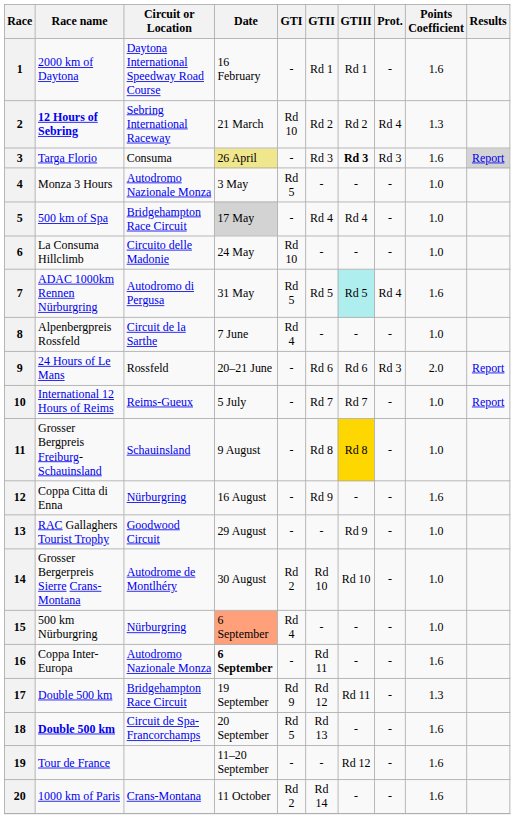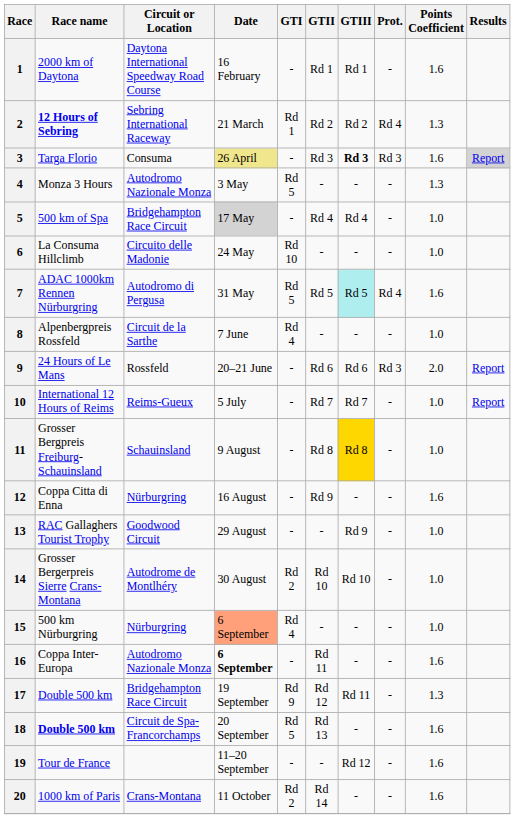(291, 124) Rd 10 -> (291, 124) Rd 1
(436, 185) 1.0 -> (436, 185) 1.3
